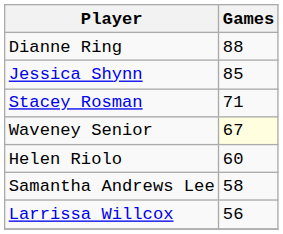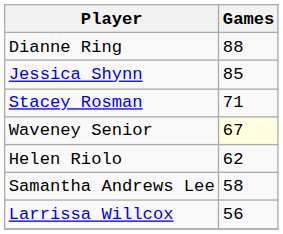(233, 158) 60 -> (233, 158) 62
